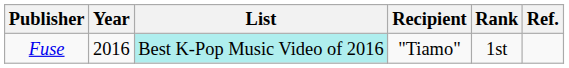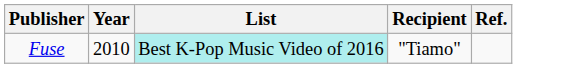- column: (497, 19)
(111, 48) 2016 -> (111, 48) 2010
